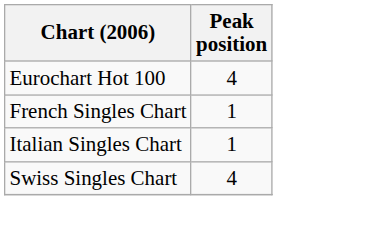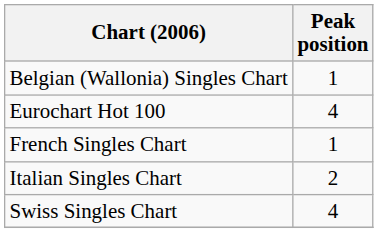+ row: (149, 77)
(232, 144) 1 -> (333, 177) 2
